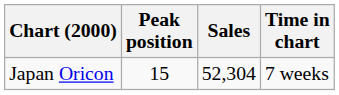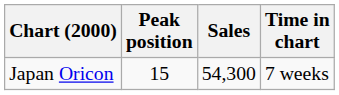(229, 73) 52,304 -> (229, 73) 54,300
